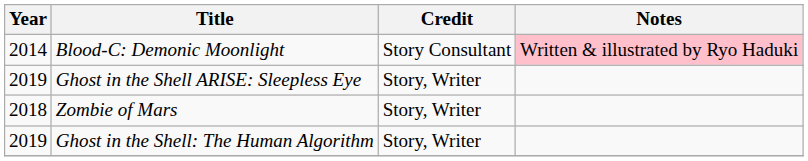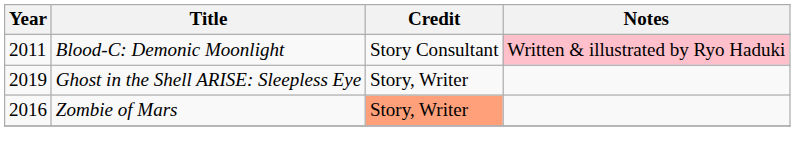(28, 49) 2014 -> (28, 49) 2011
(28, 110) 2018 -> (28, 110) 2016
(432, 110) no background -> (419, 110) lightsalmon background
- row: (215, 140)
